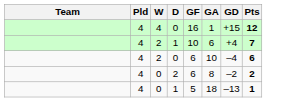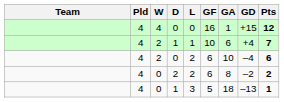+ column: (192, 12)
